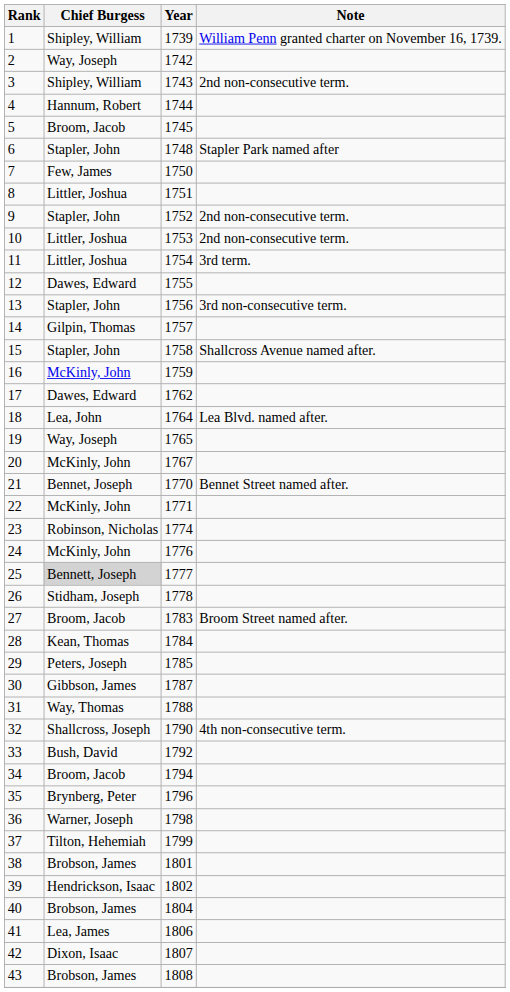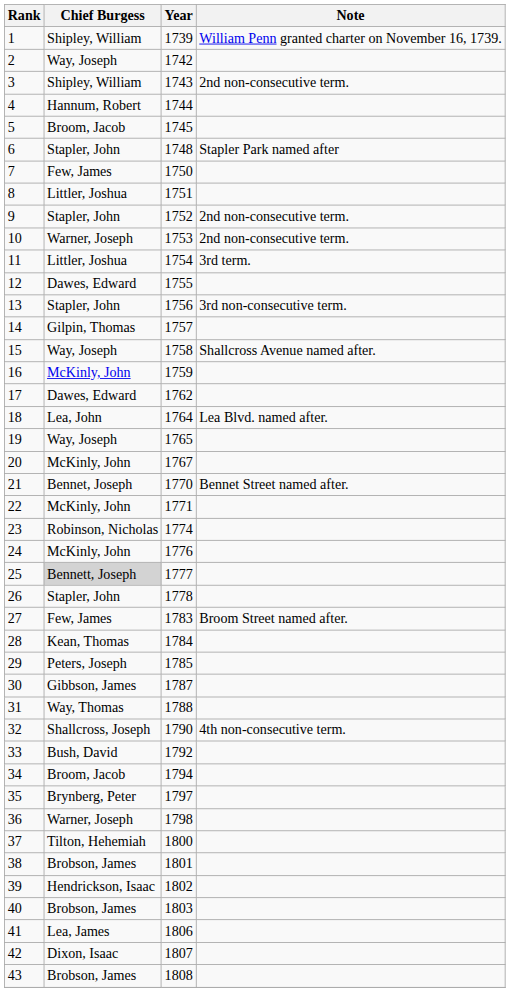(87, 238) Littler, Joshua -> (90, 238) Warner, Joseph
(84, 350) Stapler, John -> (82, 350) Way, Joseph
(93, 596) Stidham, Joseph -> (84, 596) Stapler, John
(86, 618) Broom, Jacob -> (79, 618) Few, James
(179, 797) 1796 -> (179, 797) 1797
(179, 841) 1799 -> (179, 841) 1800
(179, 908) 1804 -> (179, 908) 1803
